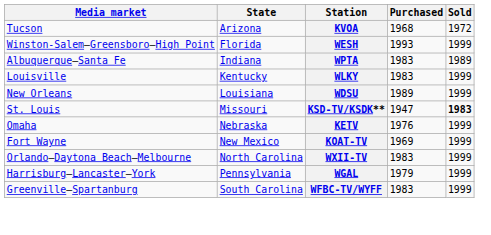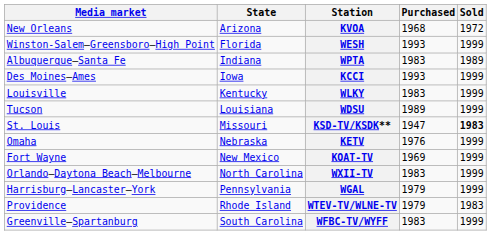(25, 29) Tucson -> (39, 29) New Orleans
+ row: (352, 77)
(39, 93) New Orleans -> (25, 109) Tucson
+ row: (352, 206)
